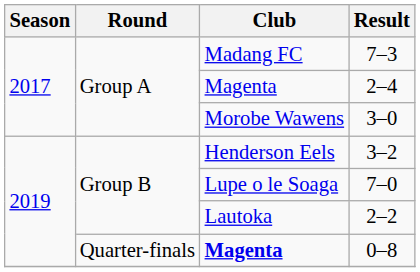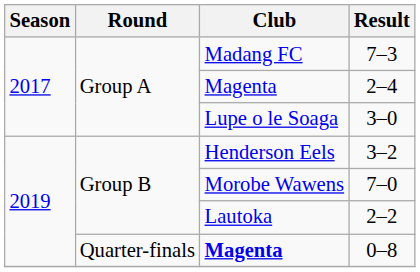(274, 119) Morobe Wawens -> (271, 119) Lupe o le Soaga
(271, 184) Lupe o le Soaga -> (274, 184) Morobe Wawens
